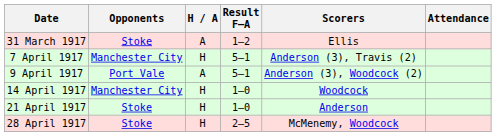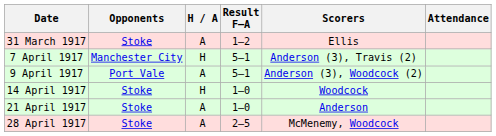(137, 90) Manchester City -> (137, 90) Stoke
(203, 107) H -> (203, 107) A
(203, 124) H -> (203, 124) A
